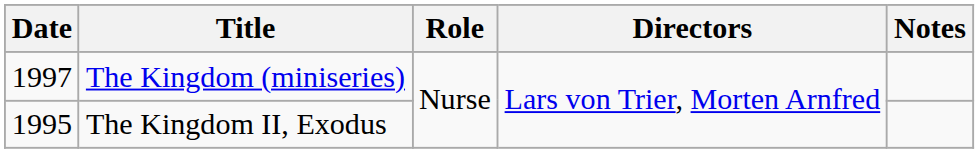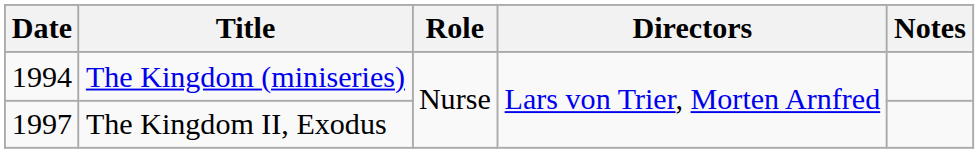(42, 76) 1997 -> (42, 76) 1994
(42, 123) 1995 -> (42, 123) 1997
